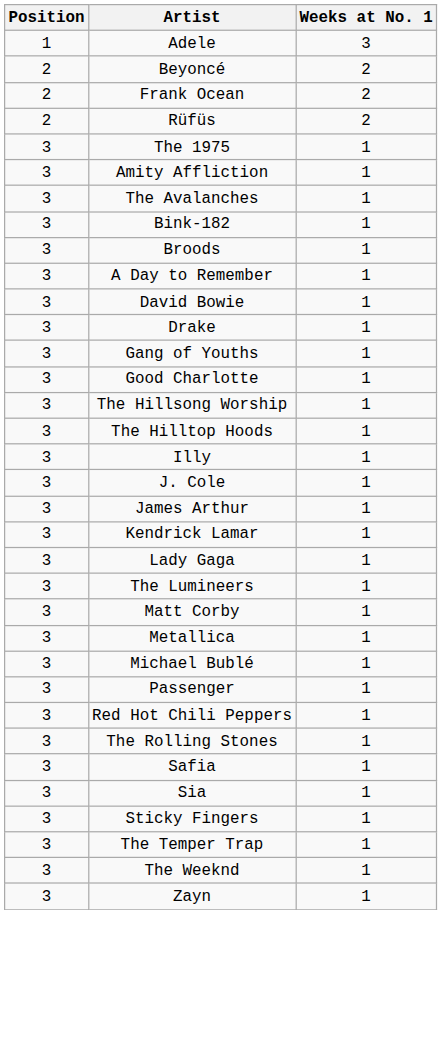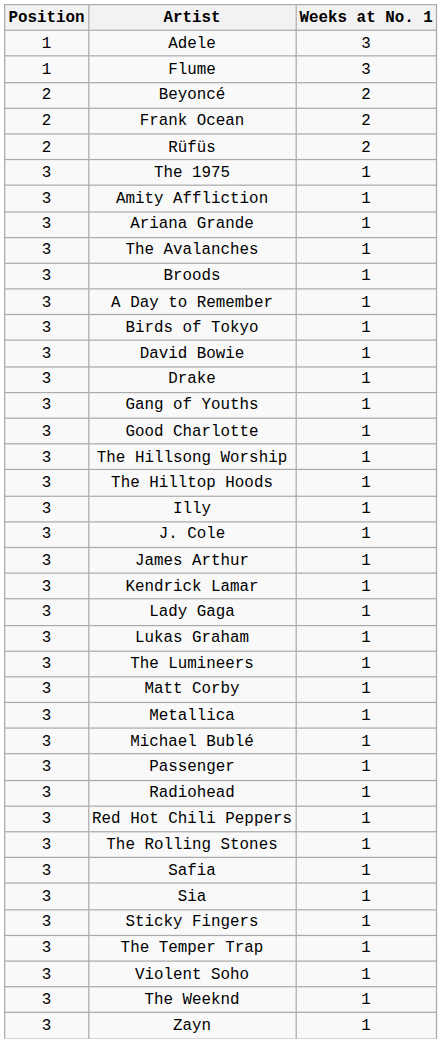+ row: (192, 69)
+ row: (192, 224)
- row: (192, 224)
+ row: (192, 328)
+ row: (192, 638)
+ row: (192, 793)
+ row: (192, 974)
